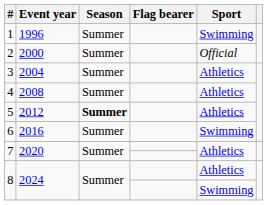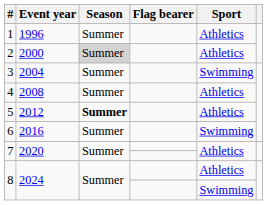(226, 33) Swimming -> (222, 33) Athletics
(103, 53) no background -> (103, 53) lightgrey background
(218, 53) Official -> (222, 53) Athletics
(222, 72) Athletics -> (226, 72) Swimming
